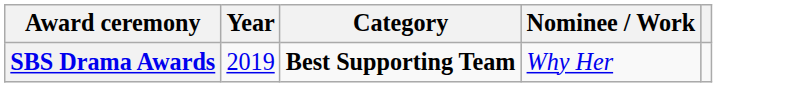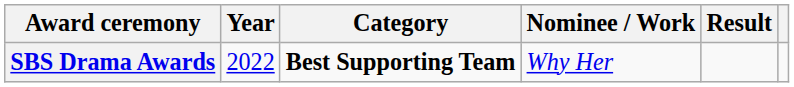+ column: (739, 23)
(251, 61) 2019 -> (251, 61) 2022
